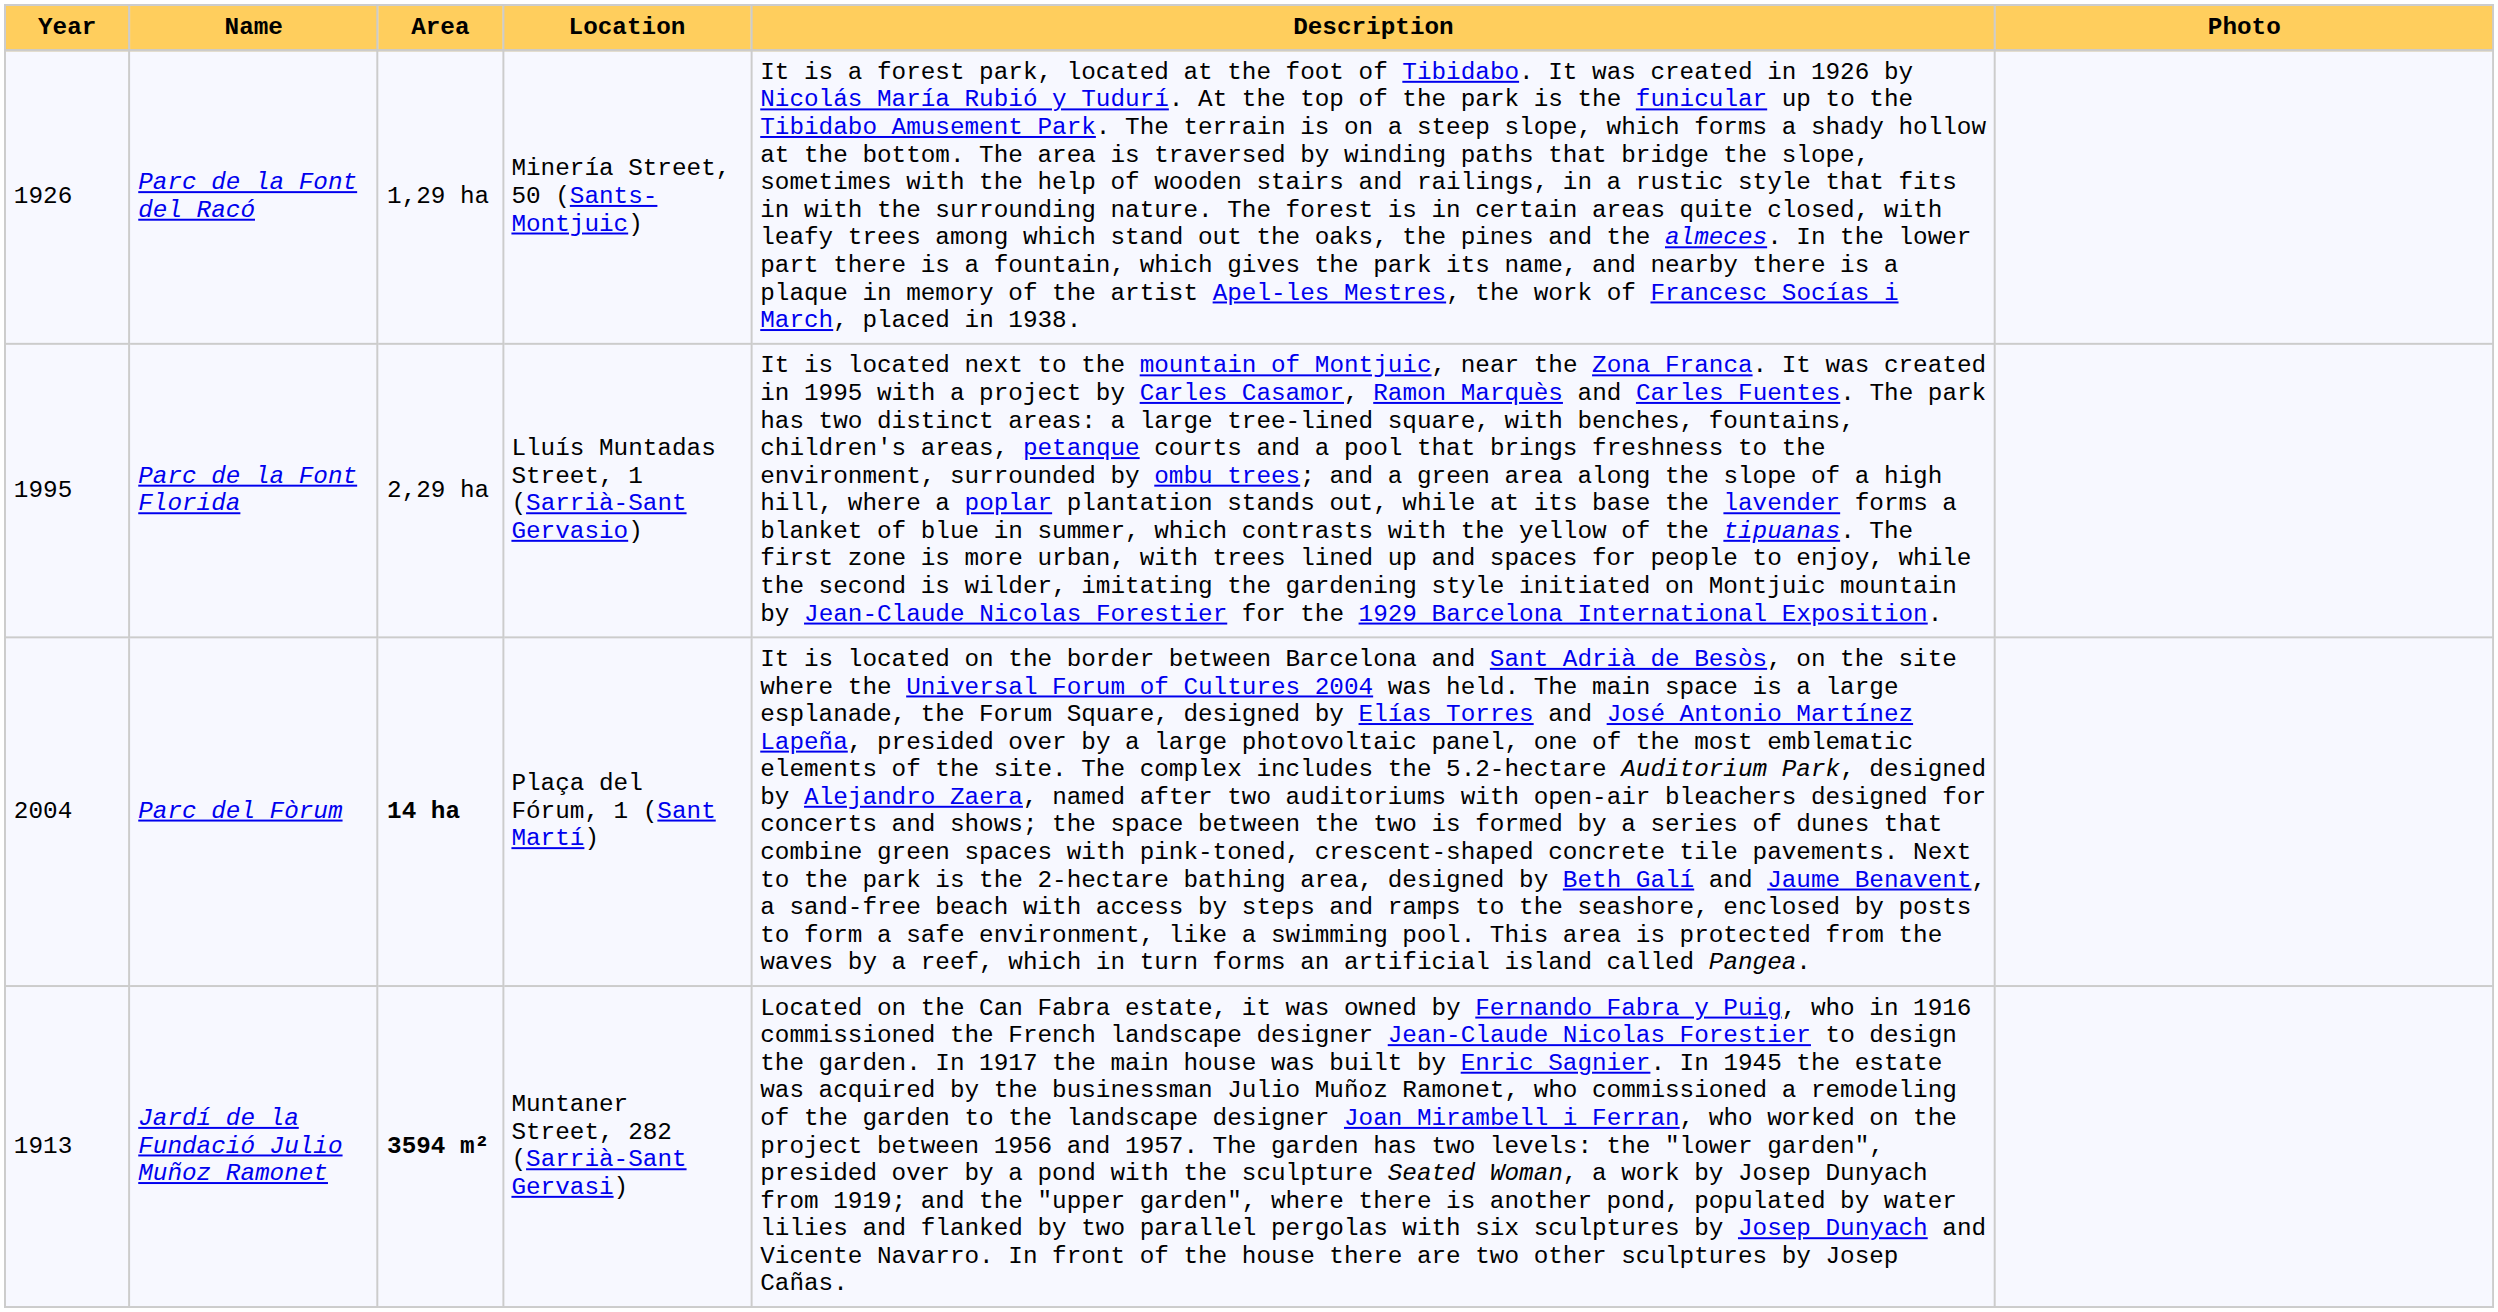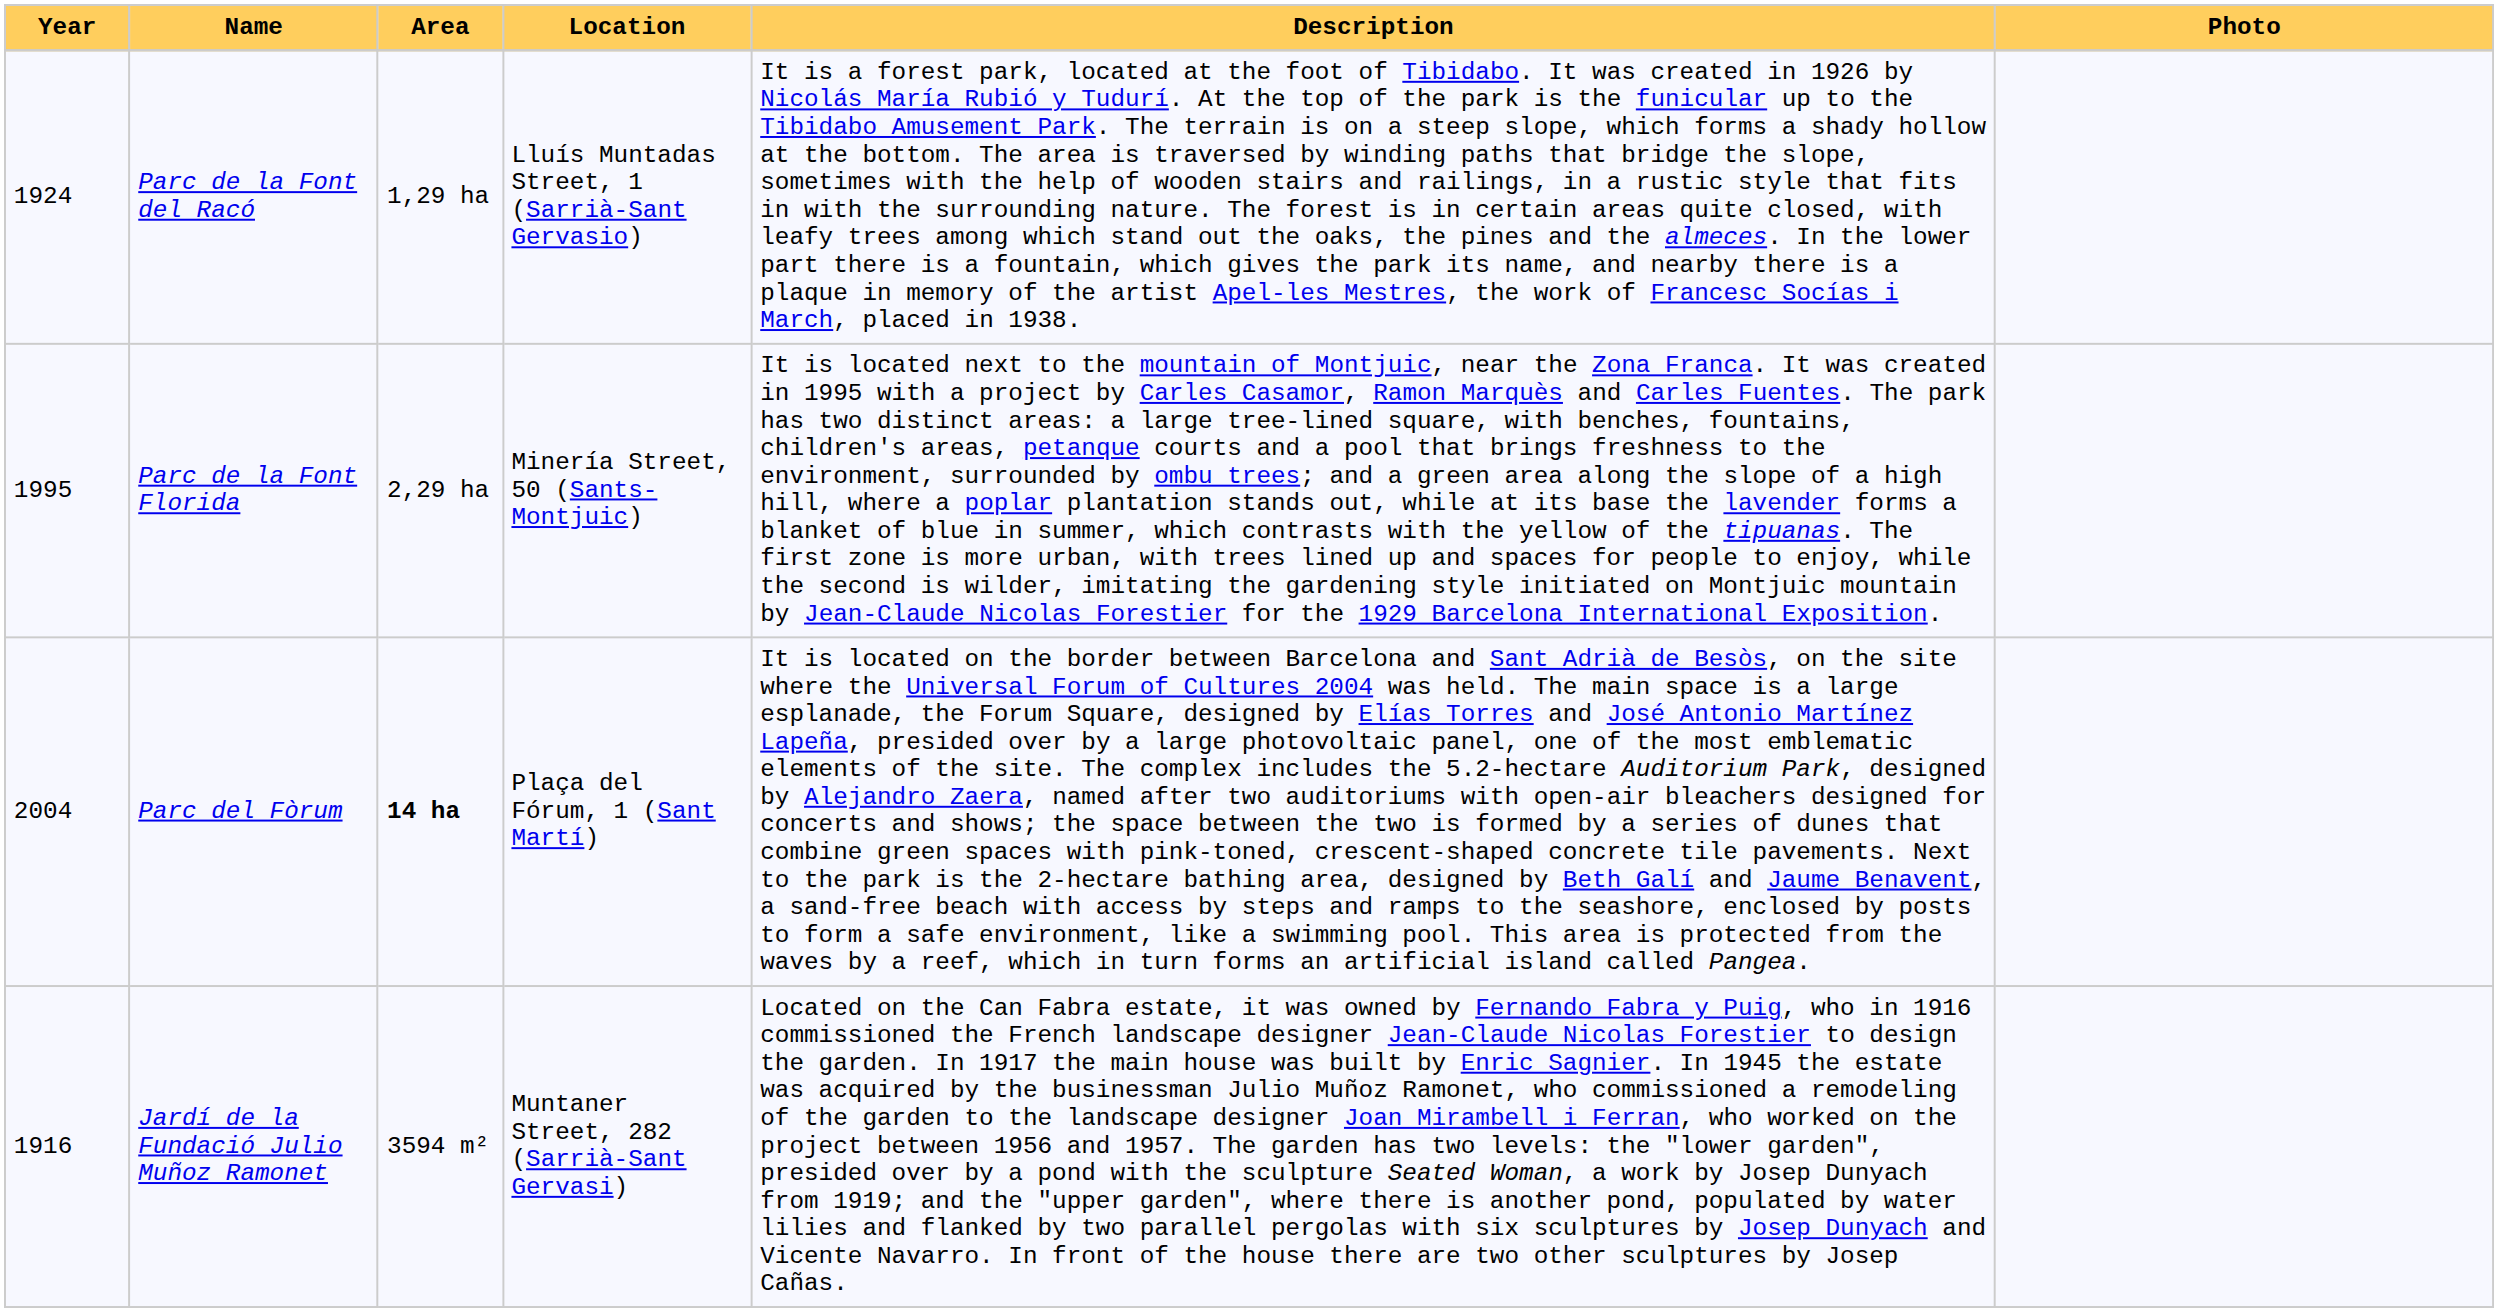(43, 197) 1926 -> (43, 197) 1924
(621, 197) Minería Street, 50 (Sants-Montjuic) -> (614, 197) Lluís Muntadas Street, 1 (Sarrià-Sant Gervasio)
(614, 491) Lluís Muntadas Street, 1 (Sarrià-Sant Gervasio) -> (621, 491) Minería Street, 50 (Sants-Montjuic)
(43, 1147) 1913 -> (43, 1147) 1916
(438, 1147) bold -> (438, 1147) normal
